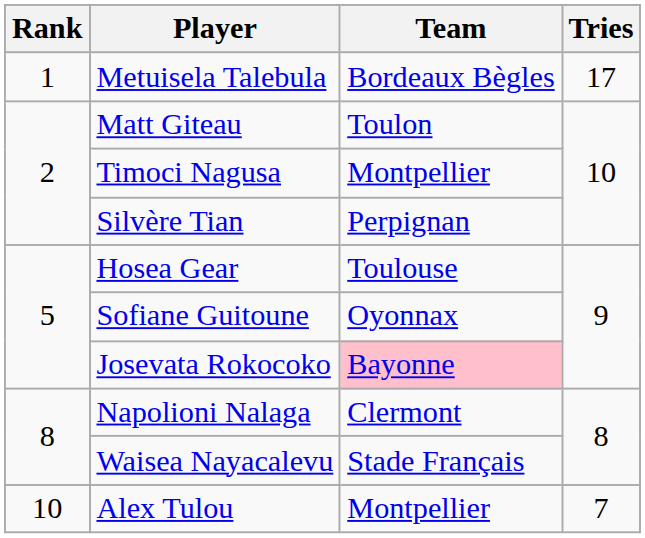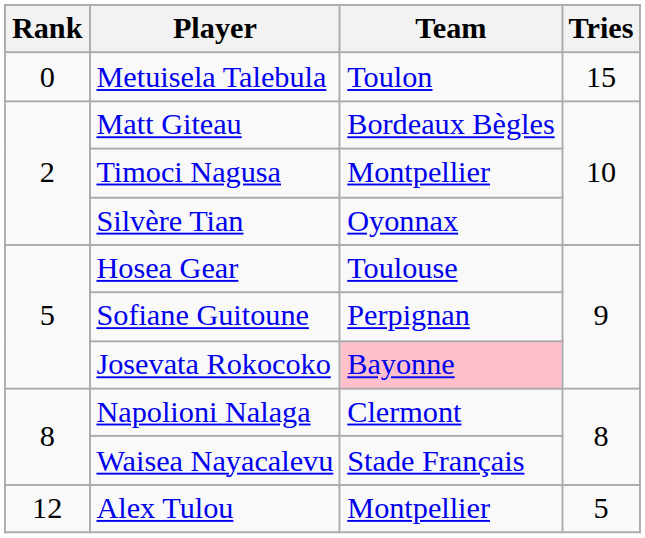(47, 76) 1 -> (47, 76) 0
(451, 76) Bordeaux Bègles -> (390, 76) Toulon
(601, 76) 17 -> (601, 76) 15
(390, 124) Toulon -> (451, 124) Bordeaux Bègles
(409, 220) Perpignan -> (403, 220) Oyonnax
(403, 316) Oyonnax -> (409, 316) Perpignan
(47, 508) 10 -> (47, 508) 12
(601, 508) 7 -> (601, 508) 5
